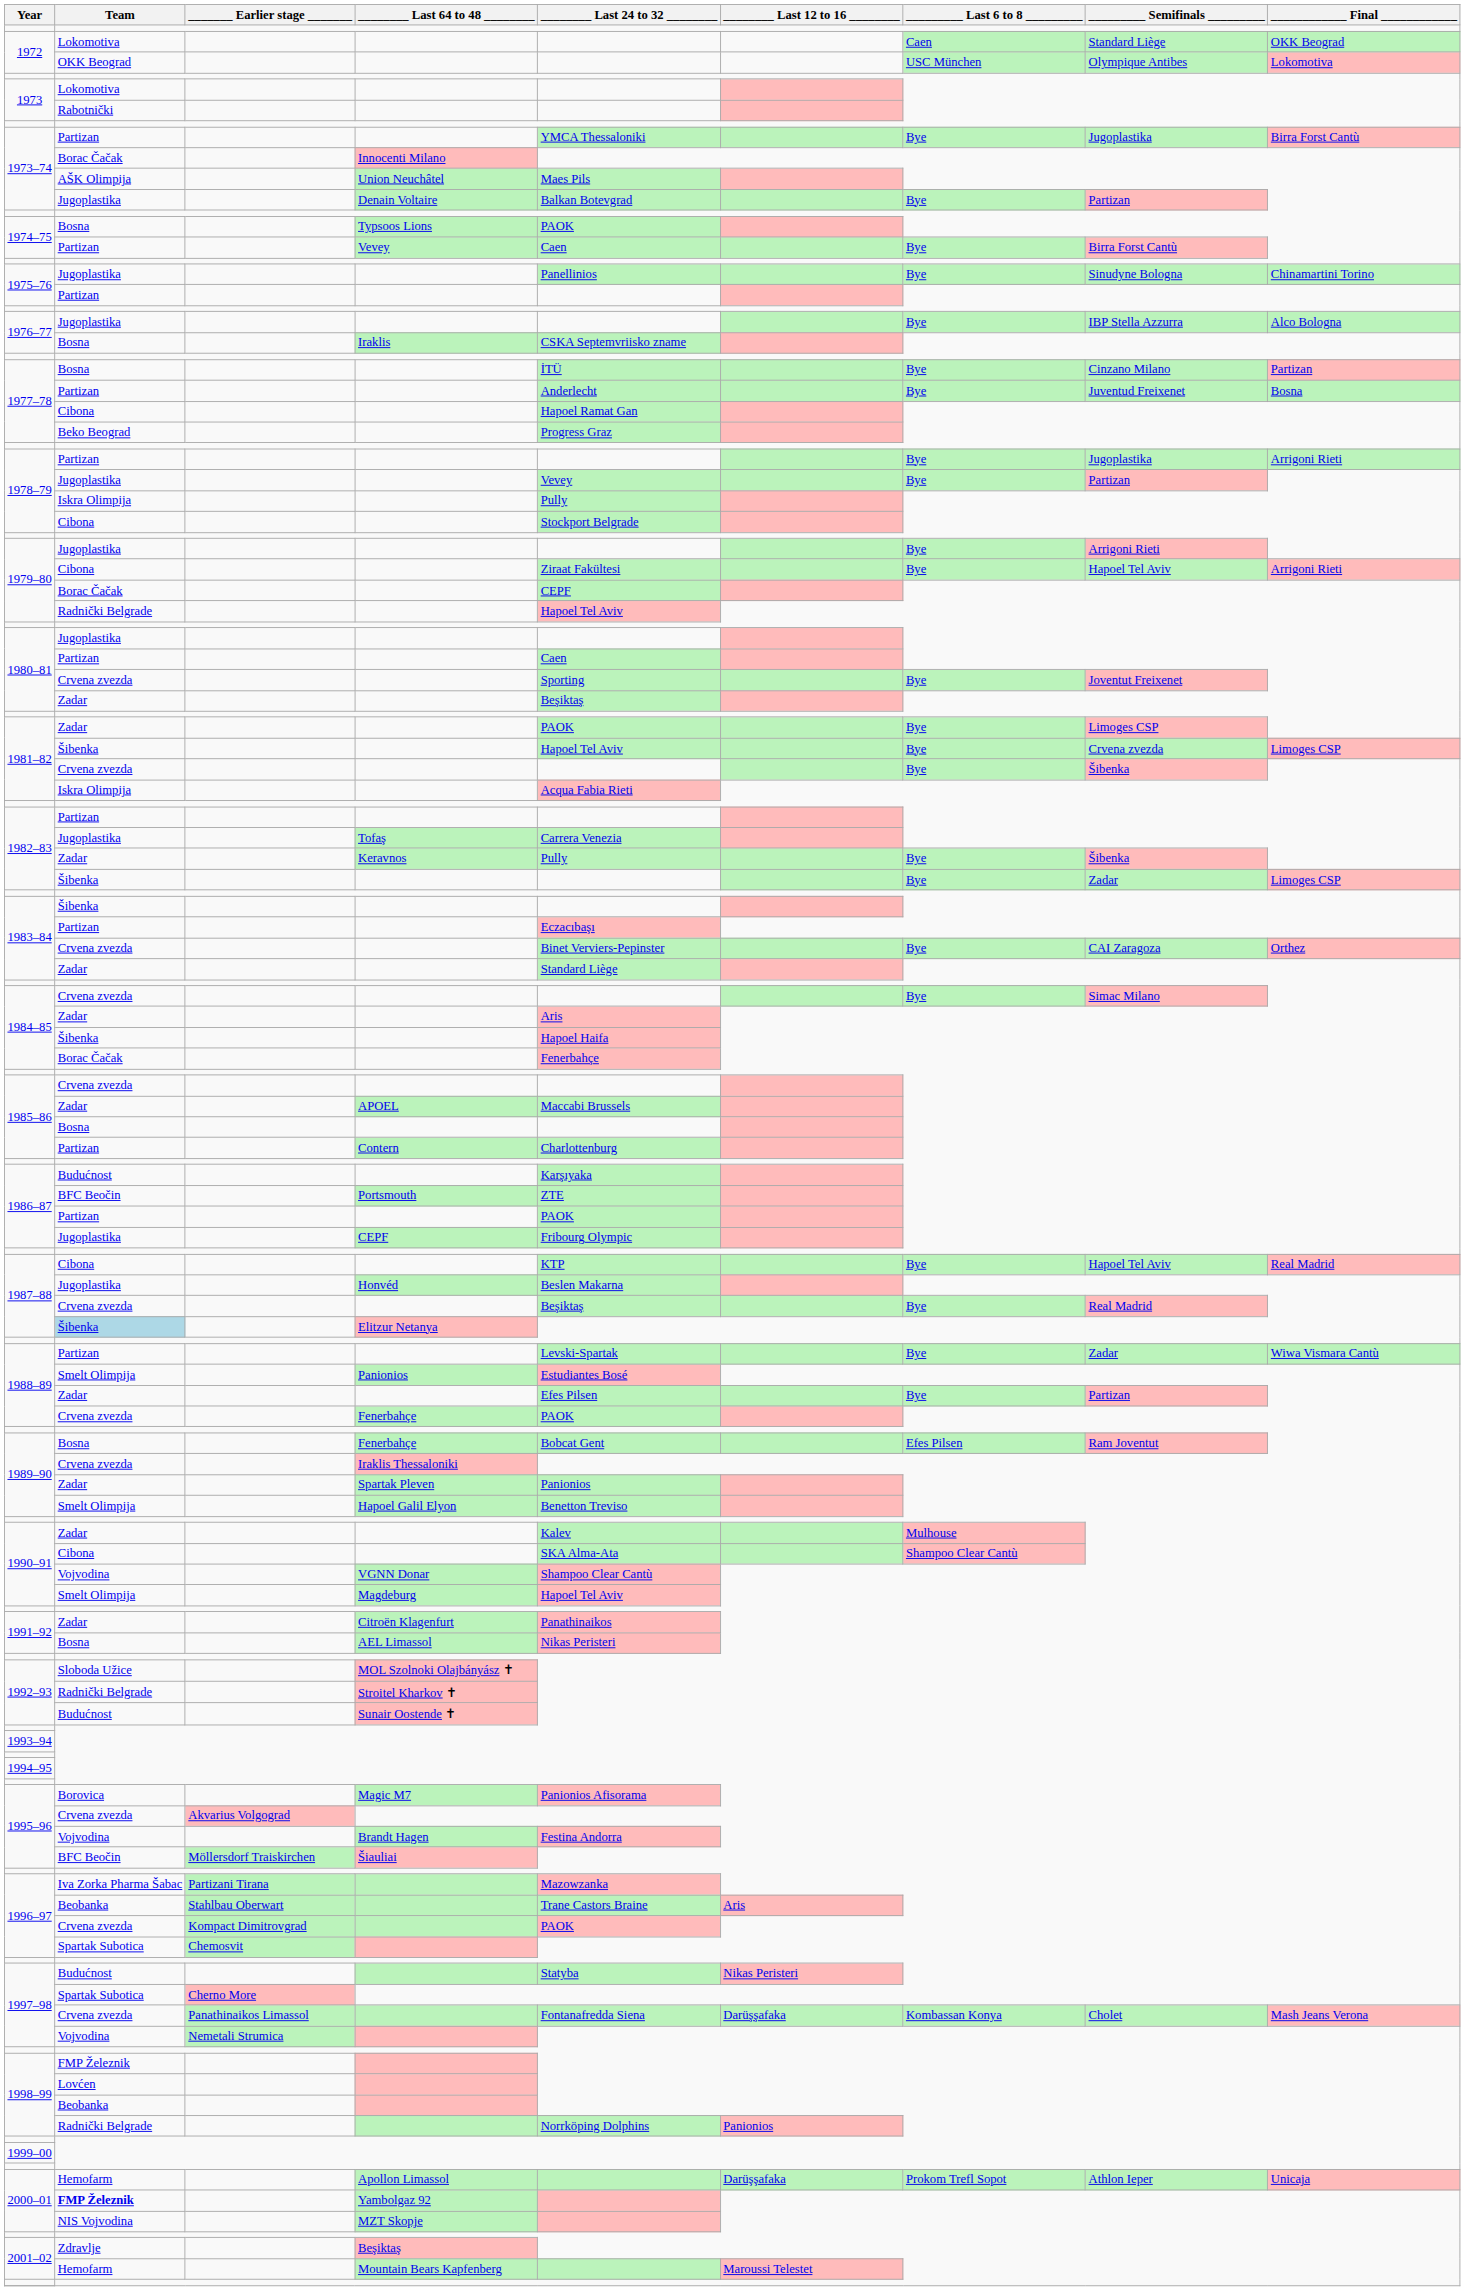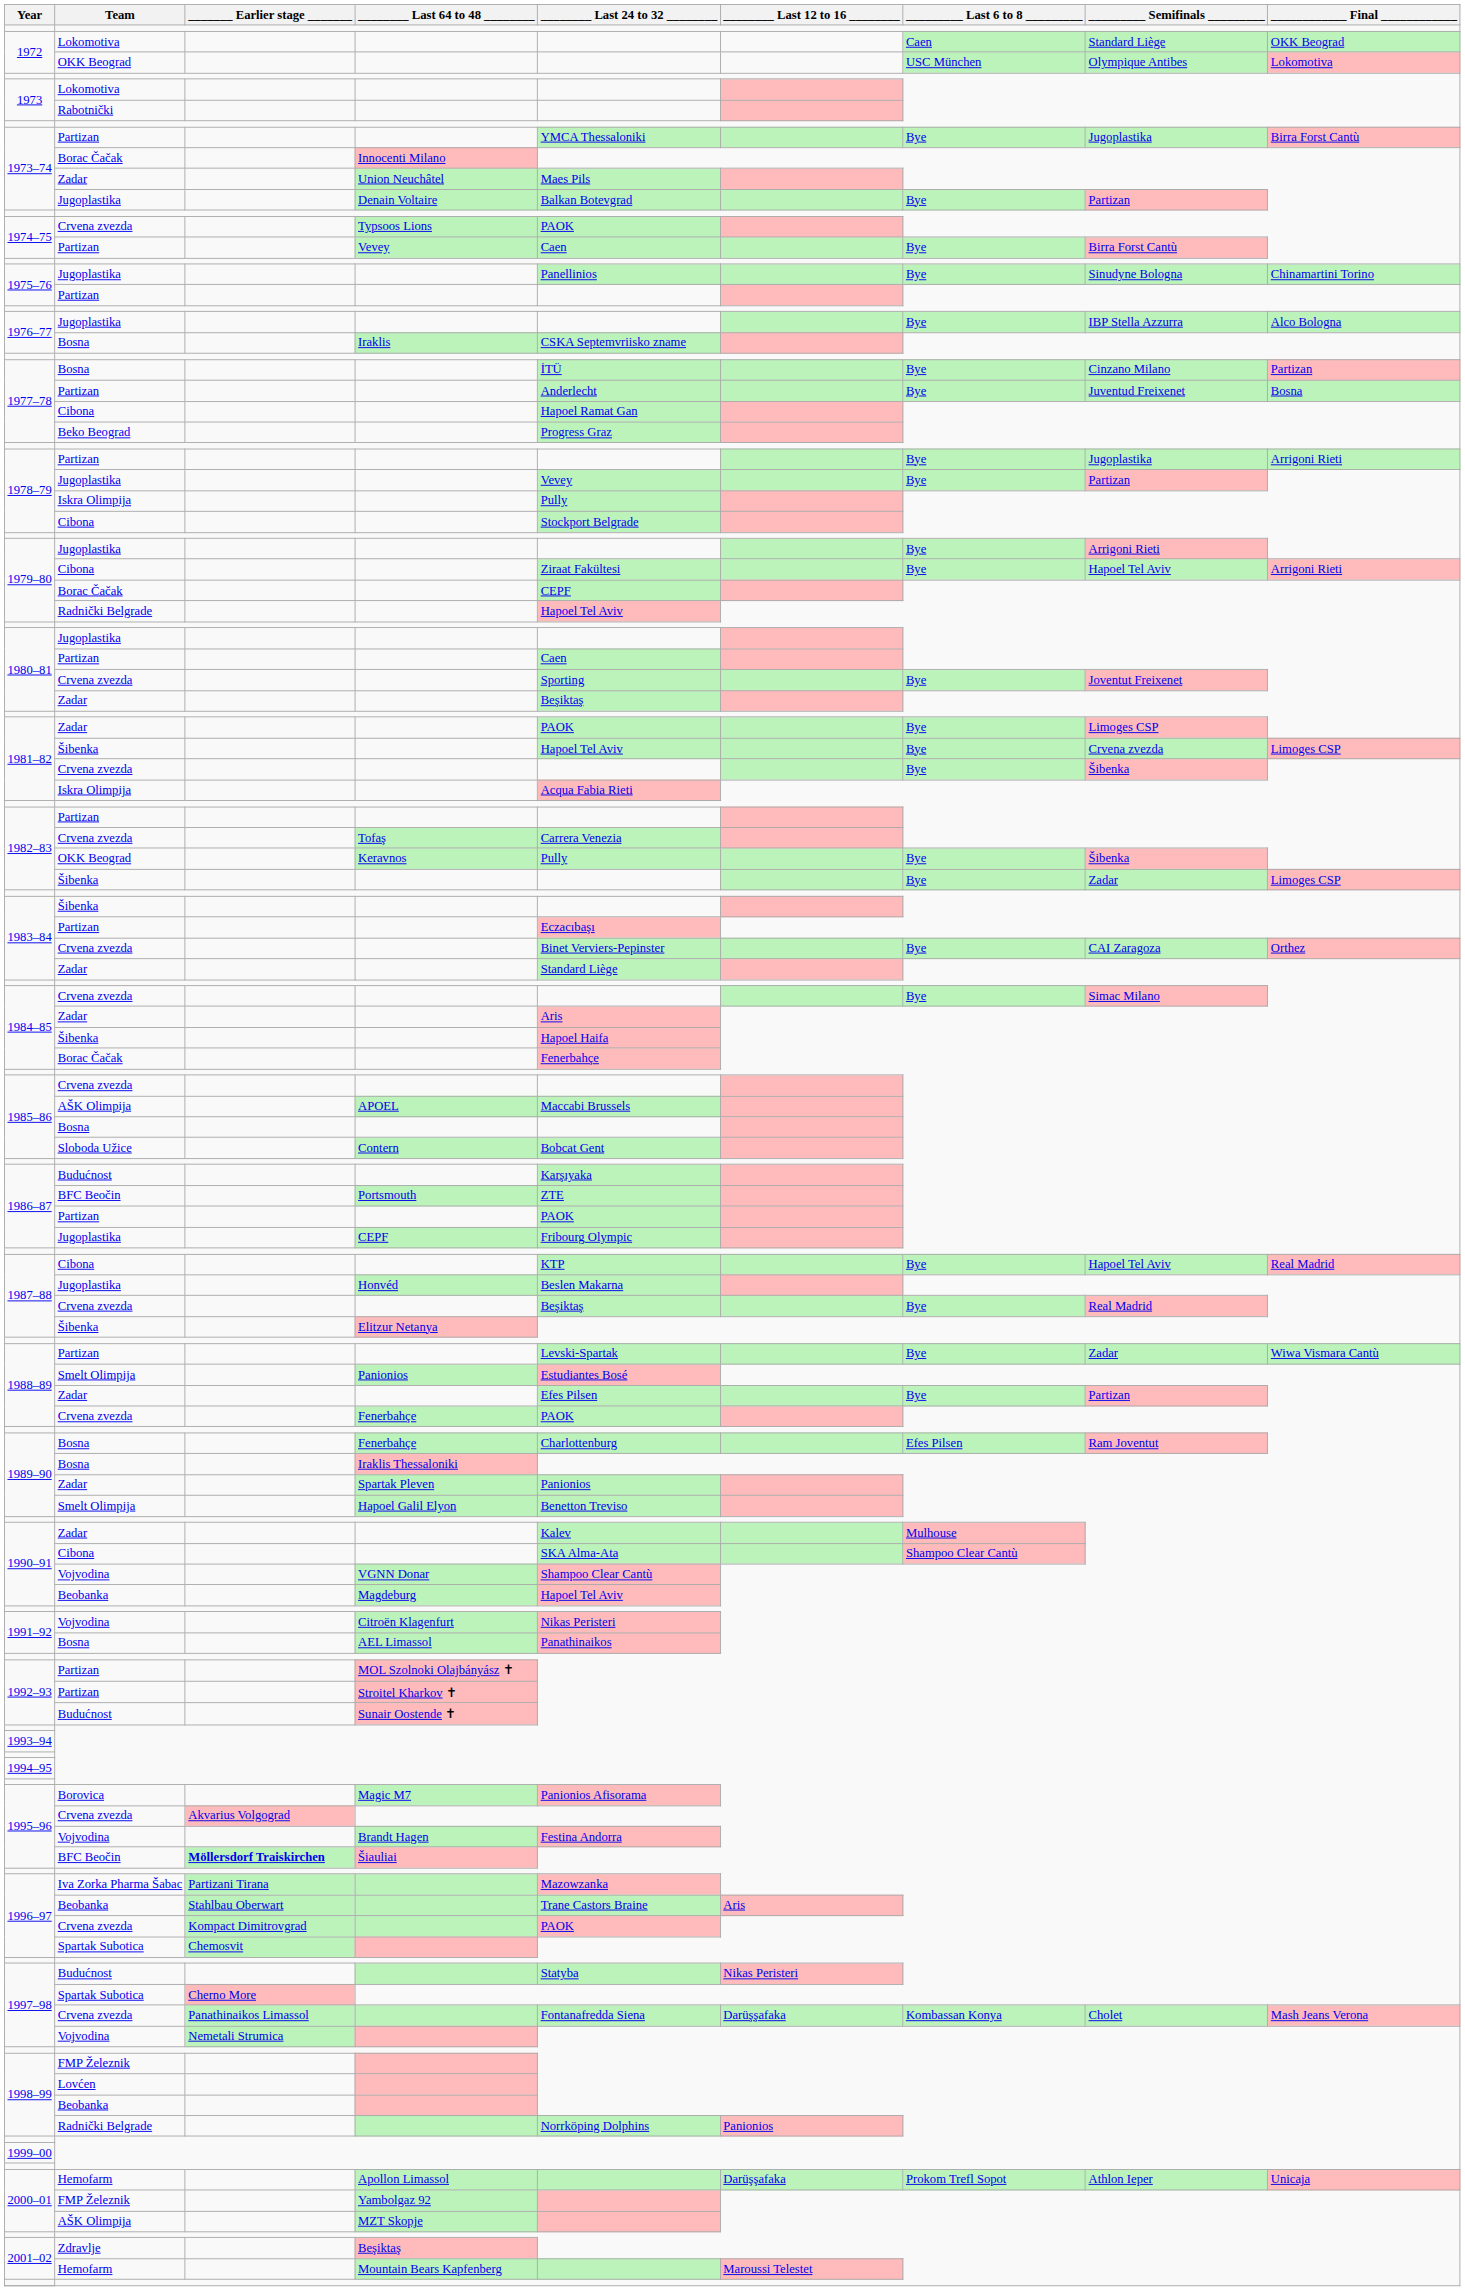(94, 178) AŠK Olimpija -> (72, 178) Zadar
(73, 226) Bosna -> (95, 226) Crvena zvezda
(89, 837) Jugoplastika -> (95, 837) Crvena zvezda
(72, 858) Zadar -> (94, 858) OKK Beograd
(72, 1105) Zadar -> (94, 1105) AŠK Olimpija
(78, 1147) Partizan -> (95, 1147) Sloboda Užice
(579, 1147) Charlottenburg -> (572, 1147) Bobcat Gent
(78, 1326) lightblue background -> (78, 1326) no background
(572, 1442) Bobcat Gent -> (579, 1442) Charlottenburg
(95, 1463) Crvena zvezda -> (73, 1463) Bosna
(96, 1594) Smelt Olimpija -> (83, 1594) Beobanka
(72, 1621) Zadar -> (84, 1621) Vojvodina
(576, 1621) Panathinaikos -> (578, 1621) Nikas Peristeri
(578, 1642) Nikas Peristeri -> (576, 1642) Panathinaikos
(95, 1669) Sloboda Užice -> (78, 1669) Partizan
(105, 1691) Radnički Belgrade -> (78, 1691) Partizan
(252, 1857) normal -> (257, 1857) bold
(96, 2200) bold -> (94, 2200) normal
(95, 2221) NIS Vojvodina -> (94, 2221) AŠK Olimpija
